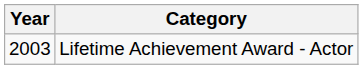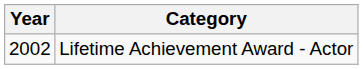(30, 49) 2003 -> (30, 49) 2002
